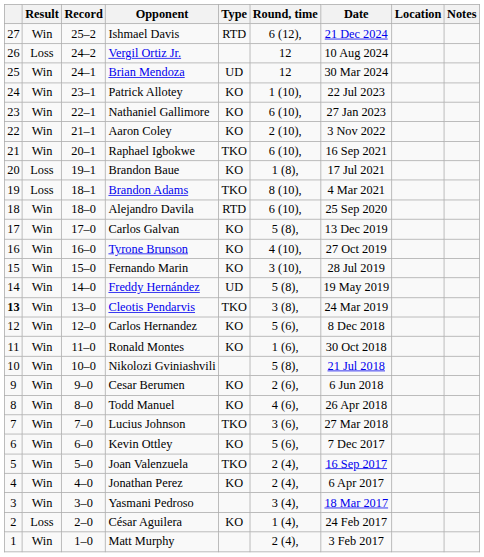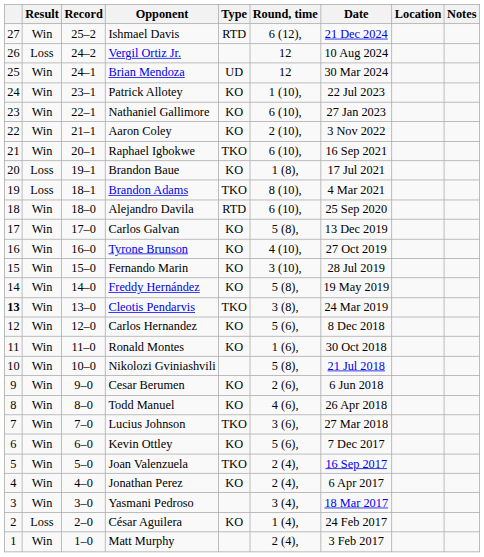(234, 287) UD -> (234, 287) KO
